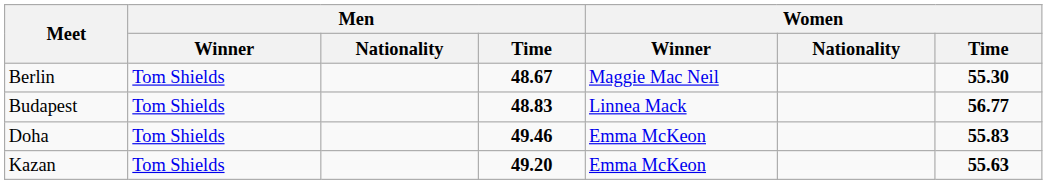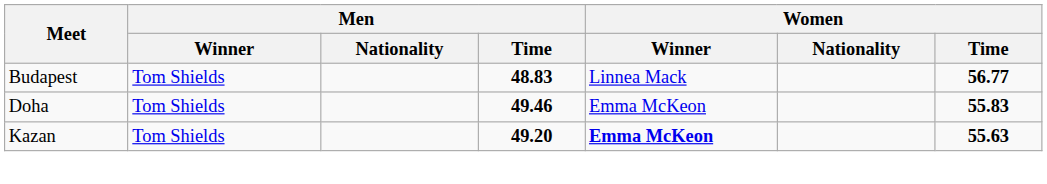- row: (32, 77)
(647, 164) normal -> (651, 135) bold
